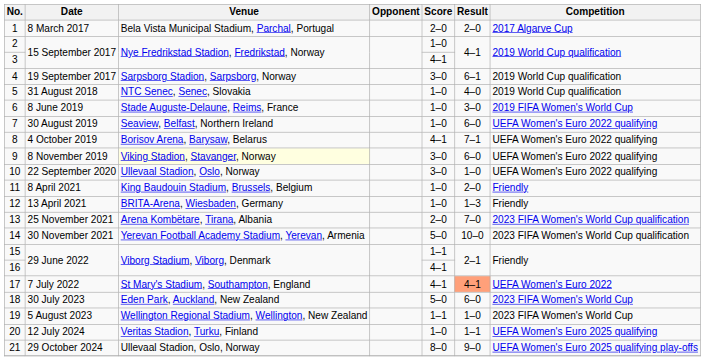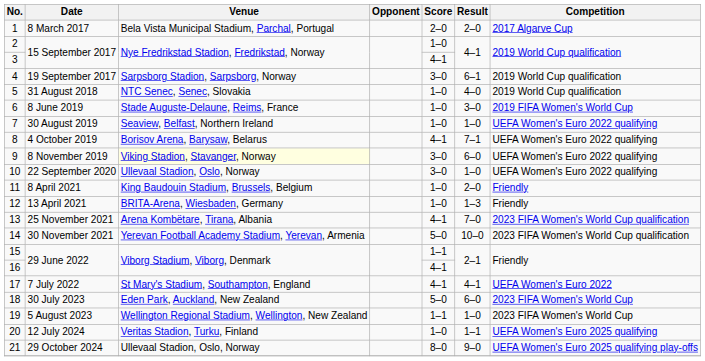(472, 124) 6–0 -> (472, 124) 1–0
(438, 220) 2–0 -> (438, 220) 4–1
(472, 284) lightsalmon background -> (472, 284) no background
